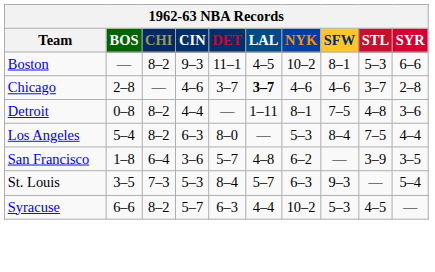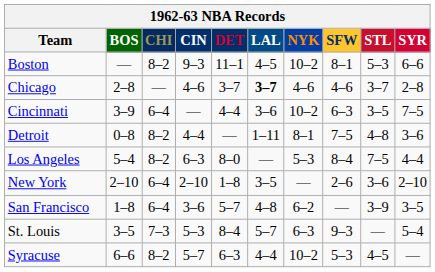+ row: (38, 111)
+ row: (37, 183)
